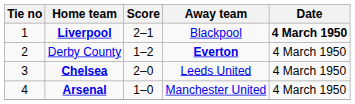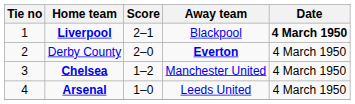(143, 52) 1–2 -> (143, 52) 2–0
(143, 71) 2–0 -> (143, 71) 1–2
(216, 71) Leeds United -> (216, 71) Manchester United
(216, 90) Manchester United -> (216, 90) Leeds United
